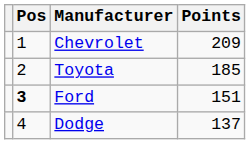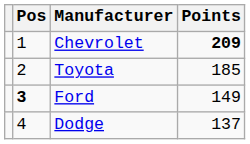(226, 45) normal -> (226, 45) bold
(226, 99) 151 -> (226, 99) 149
